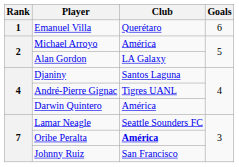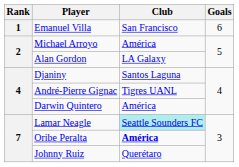(142, 28) Querétaro -> (150, 28) San Francisco
(162, 122) no background -> (162, 122) paleturquoise background
(150, 153) San Francisco -> (142, 153) Querétaro
